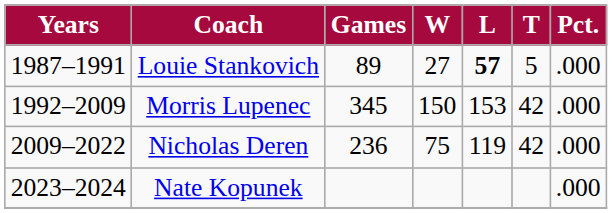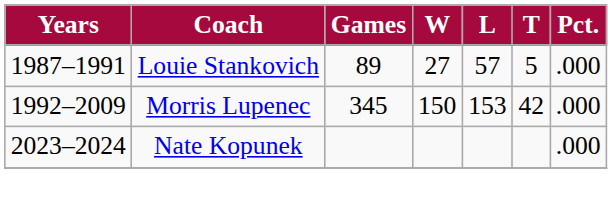(487, 65) bold -> (487, 65) normal
- row: (228, 146)
